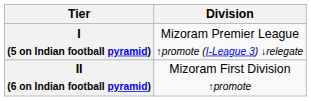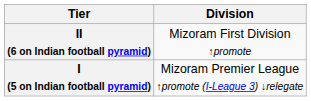rows swapped: (79, 42) <-> (79, 78)
